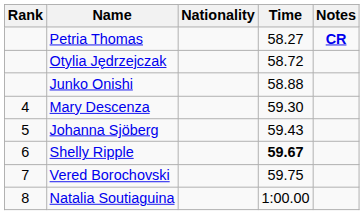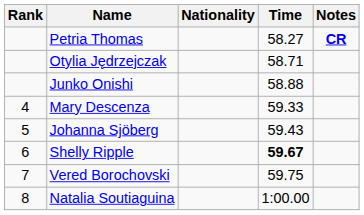(285, 61) 58.72 -> (285, 61) 58.71
(285, 107) 59.30 -> (285, 107) 59.33
